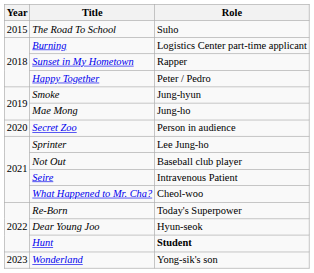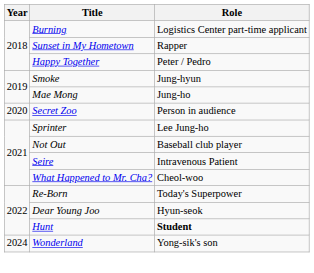- row: (74, 29)
(17, 260) 2023 -> (17, 243) 2024
